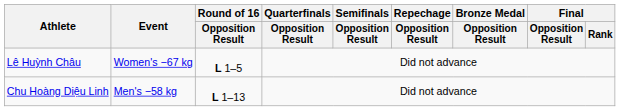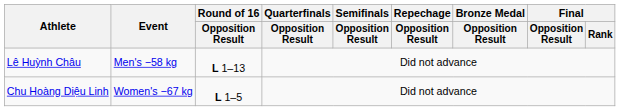(153, 63) Women's −67 kg -> (145, 63) Men's −58 kg
(229, 69) L 1–5 -> (229, 69) L 1–13
(145, 92) Men's −58 kg -> (153, 92) Women's −67 kg
(229, 98) L 1–13 -> (229, 98) L 1–5
